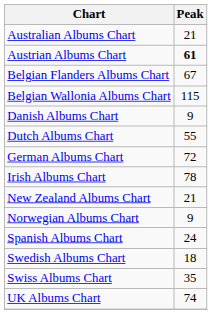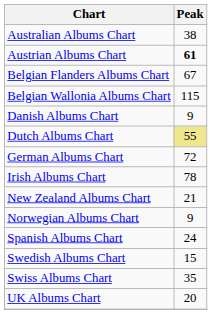(190, 34) 21 -> (190, 34) 38
(190, 136) no background -> (190, 136) khaki background
(190, 258) 18 -> (190, 258) 15
(190, 298) 74 -> (190, 298) 20
